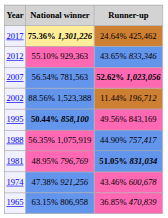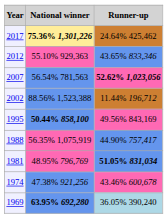+ row: (15, 203)
- row: (15, 203)
